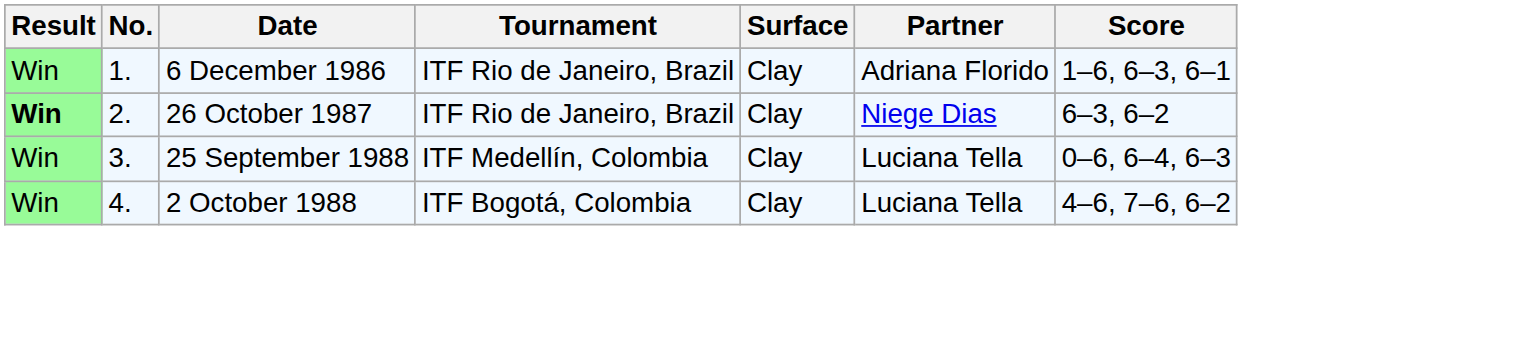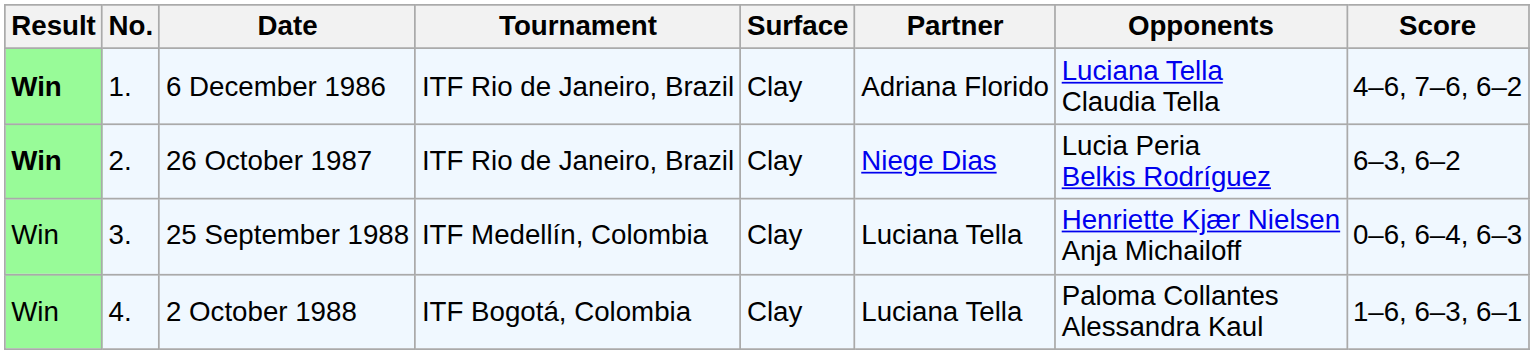+ column: (1201, 26)
(35, 70) normal -> (36, 85) bold
(1146, 70) 1–6, 6–3, 6–1 -> (1438, 85) 4–6, 7–6, 6–2
(1146, 202) 4–6, 7–6, 6–2 -> (1438, 311) 1–6, 6–3, 6–1
